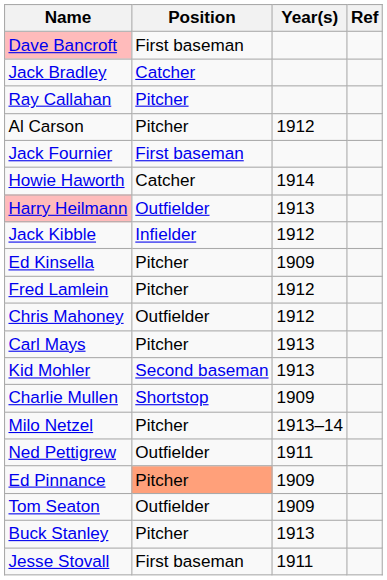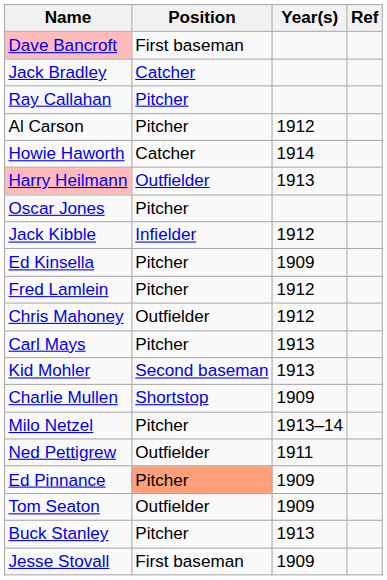- row: (60, 153)
+ row: (57, 208)
(295, 561) 1911 -> (295, 561) 1909
